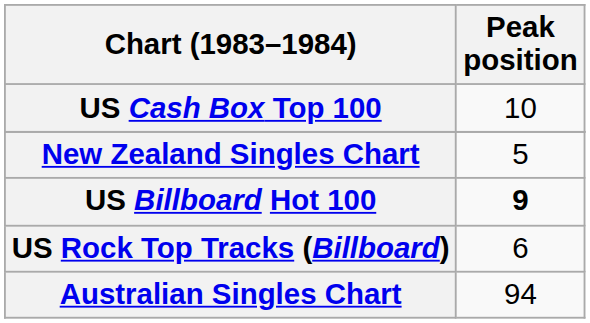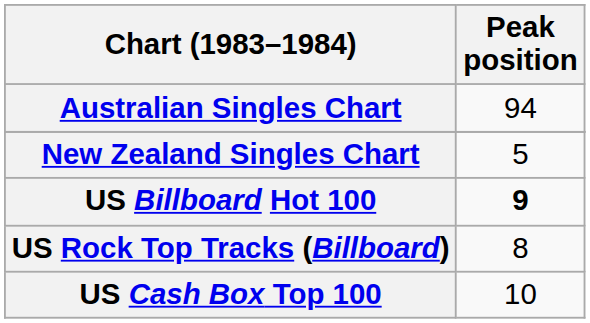rows swapped: (231, 294) <-> (231, 107)
(520, 247) 6 -> (520, 247) 8
